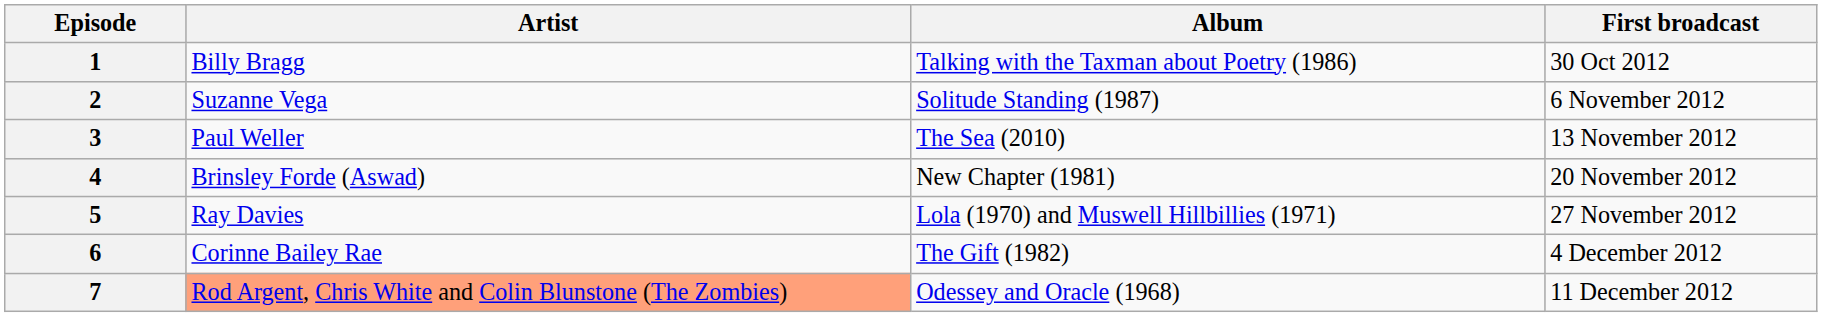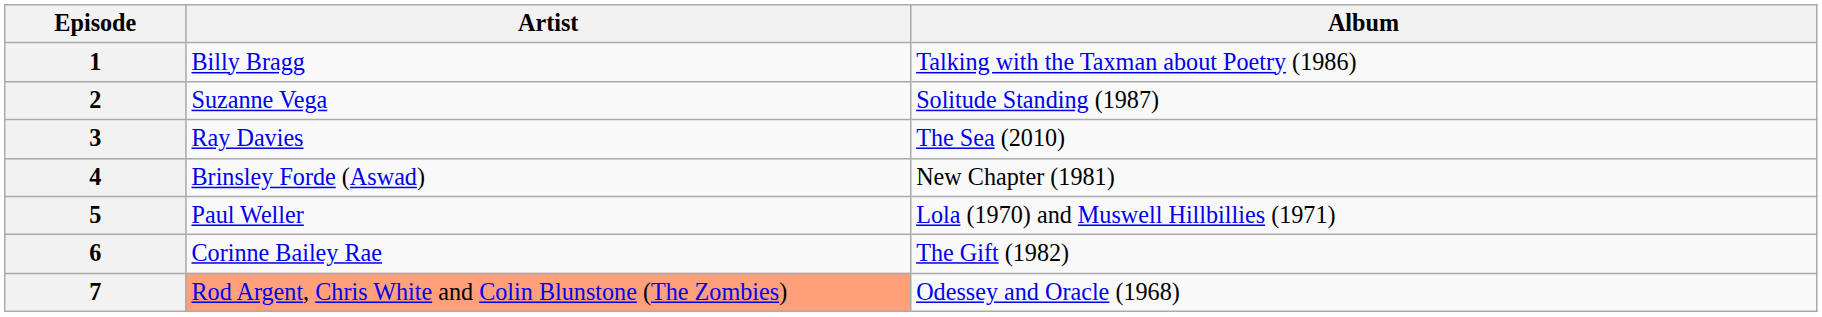- column: (1681, 23)
(248, 138) Paul Weller -> (247, 138) Ray Davies
(247, 215) Ray Davies -> (248, 215) Paul Weller
